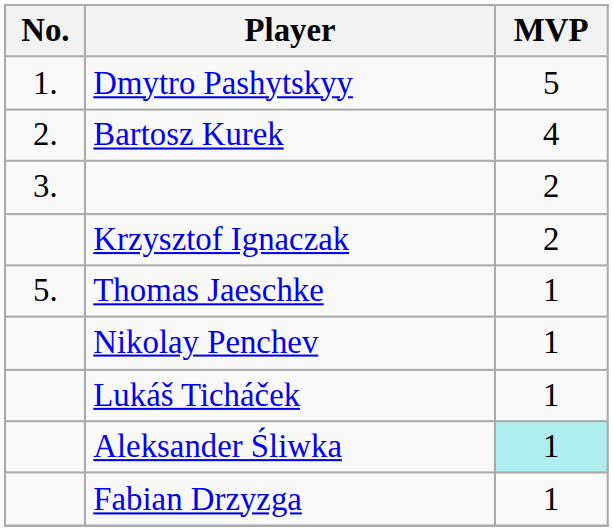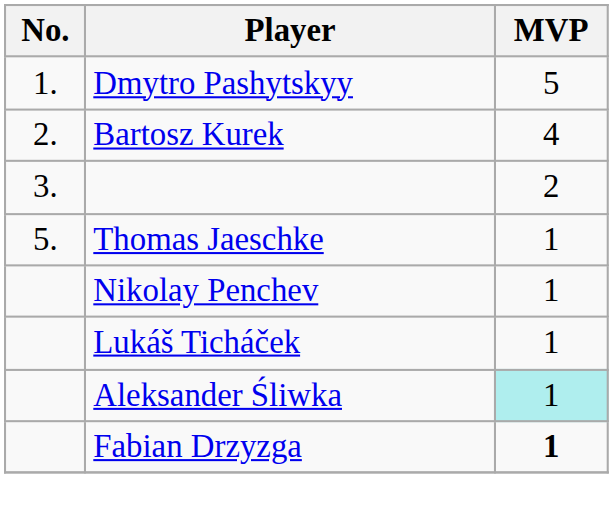- row: (45, 239)
(551, 498) normal -> (551, 446) bold
